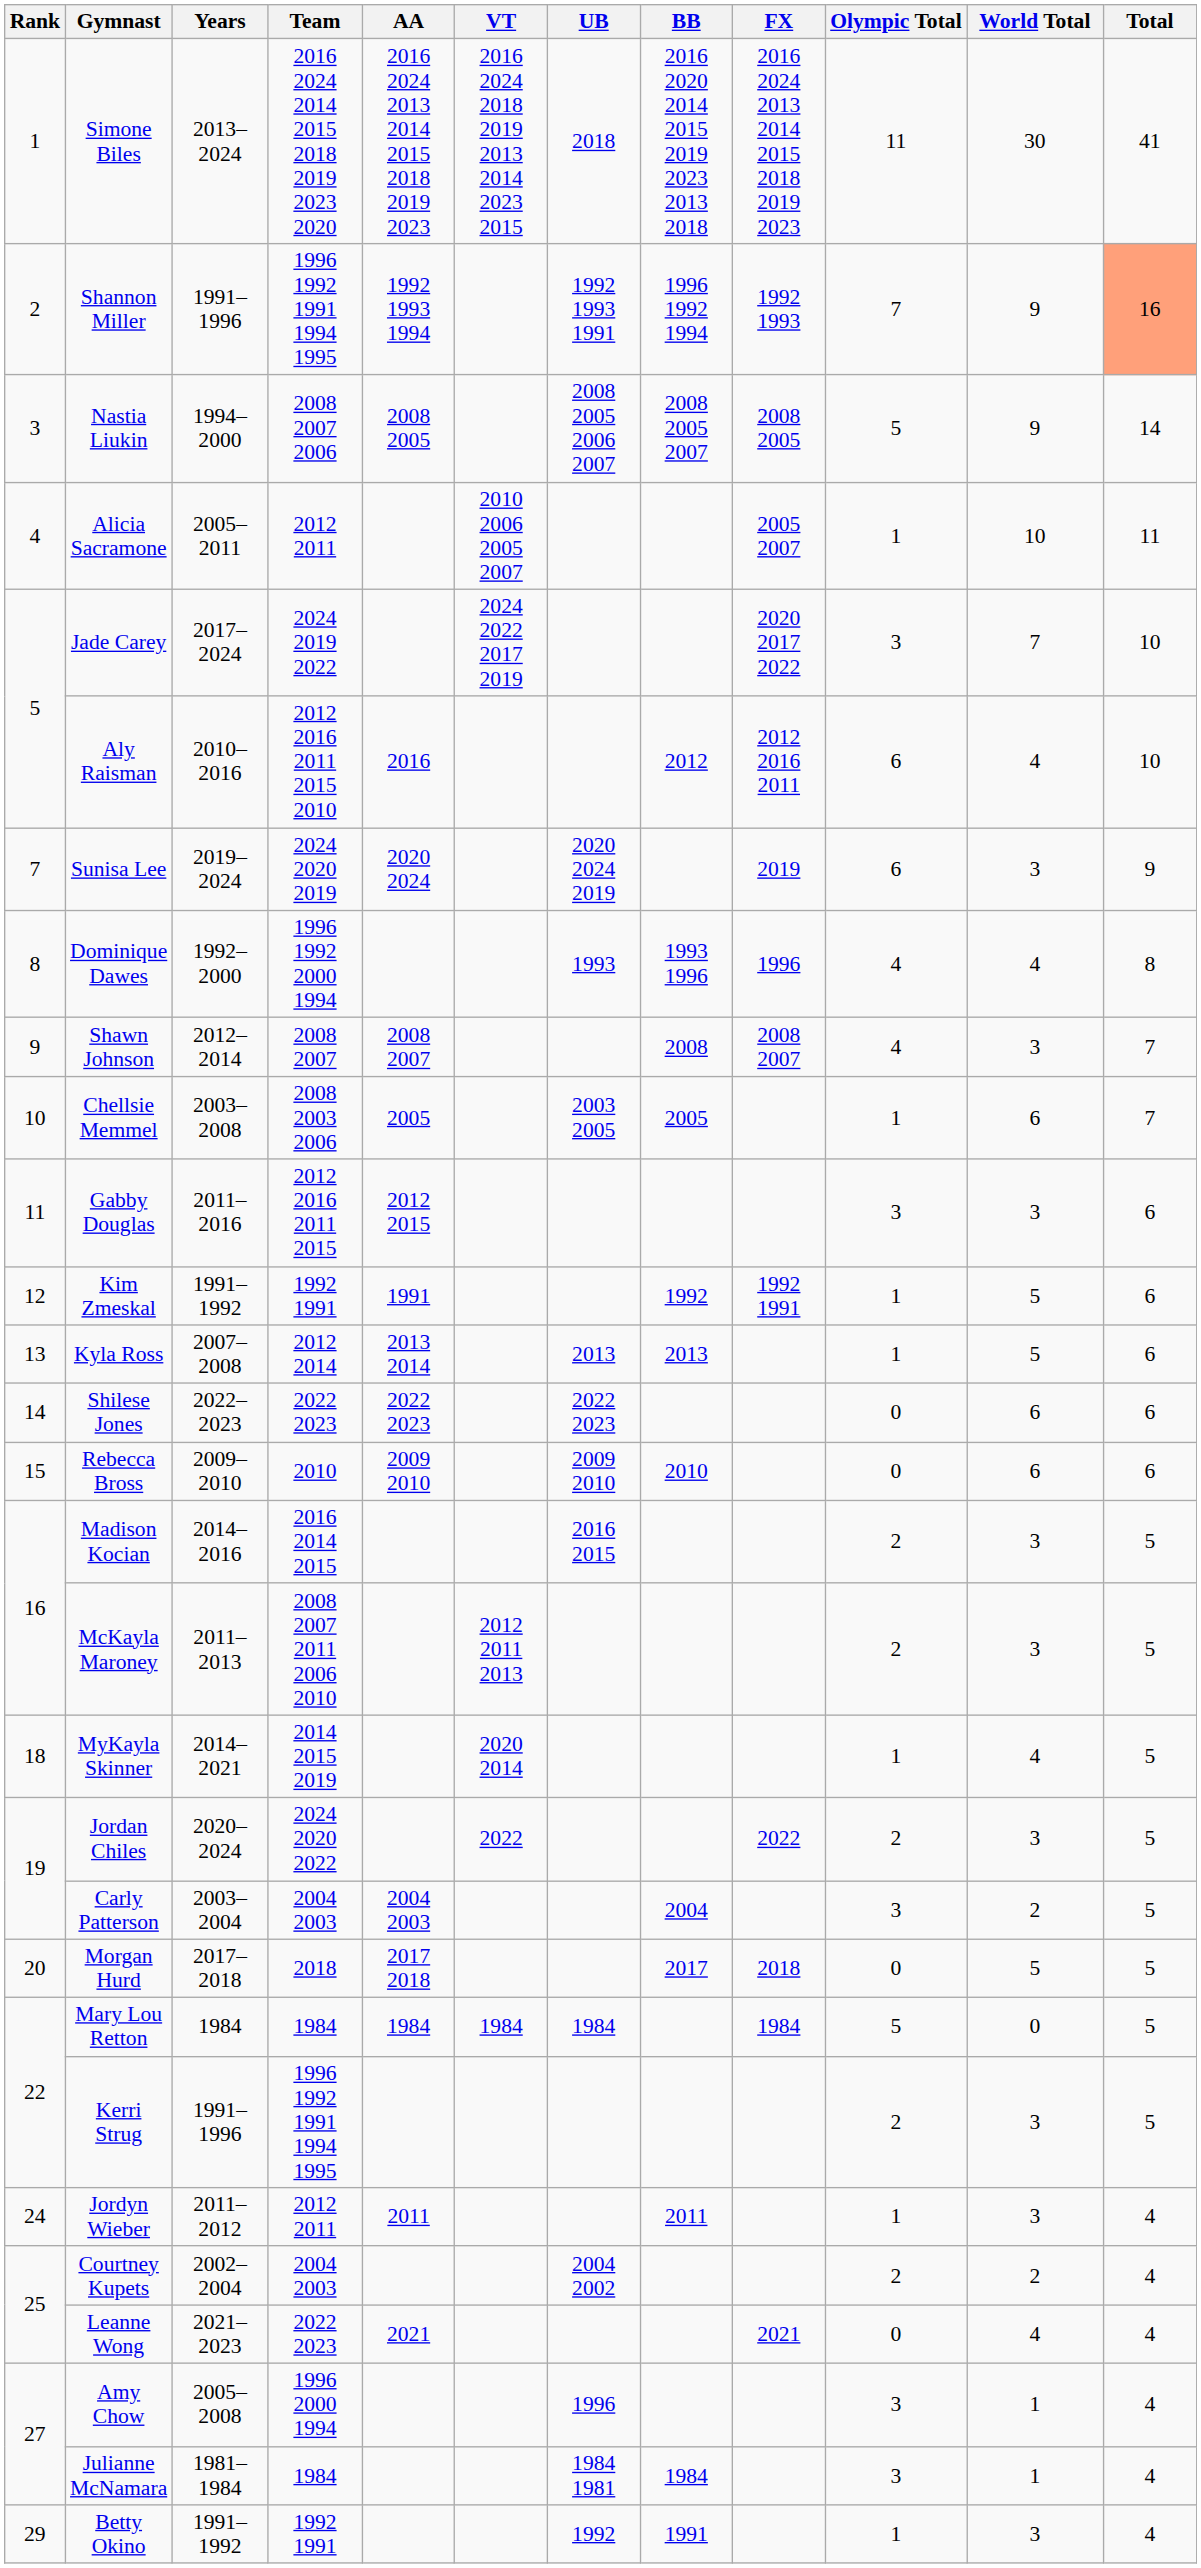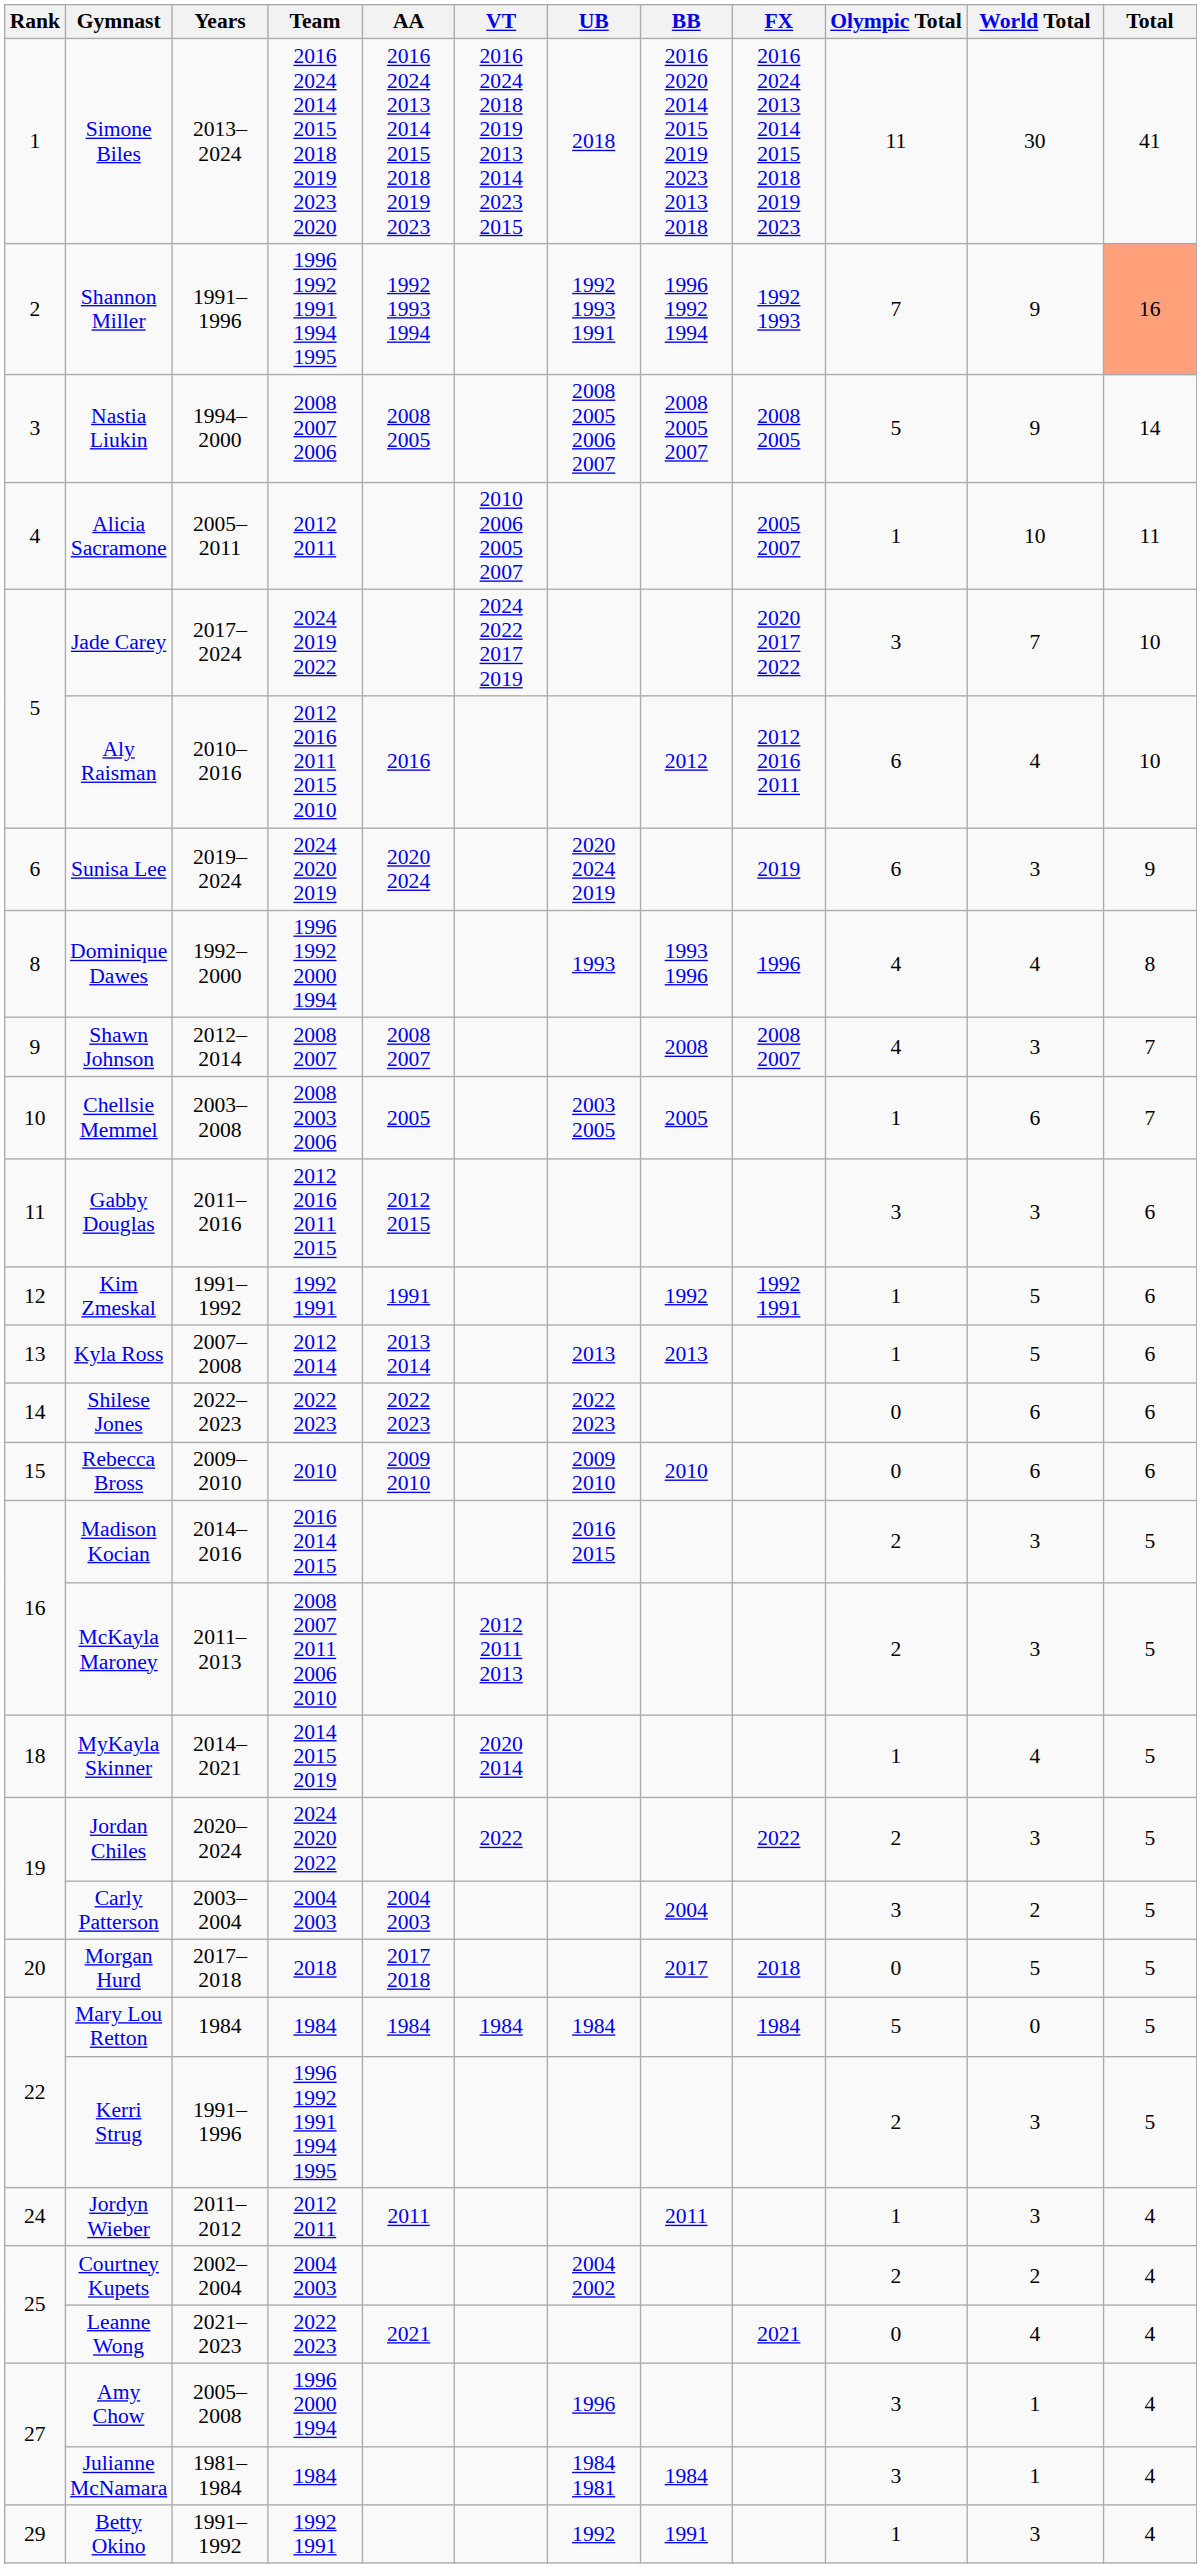(35, 868) 7 -> (35, 868) 6
